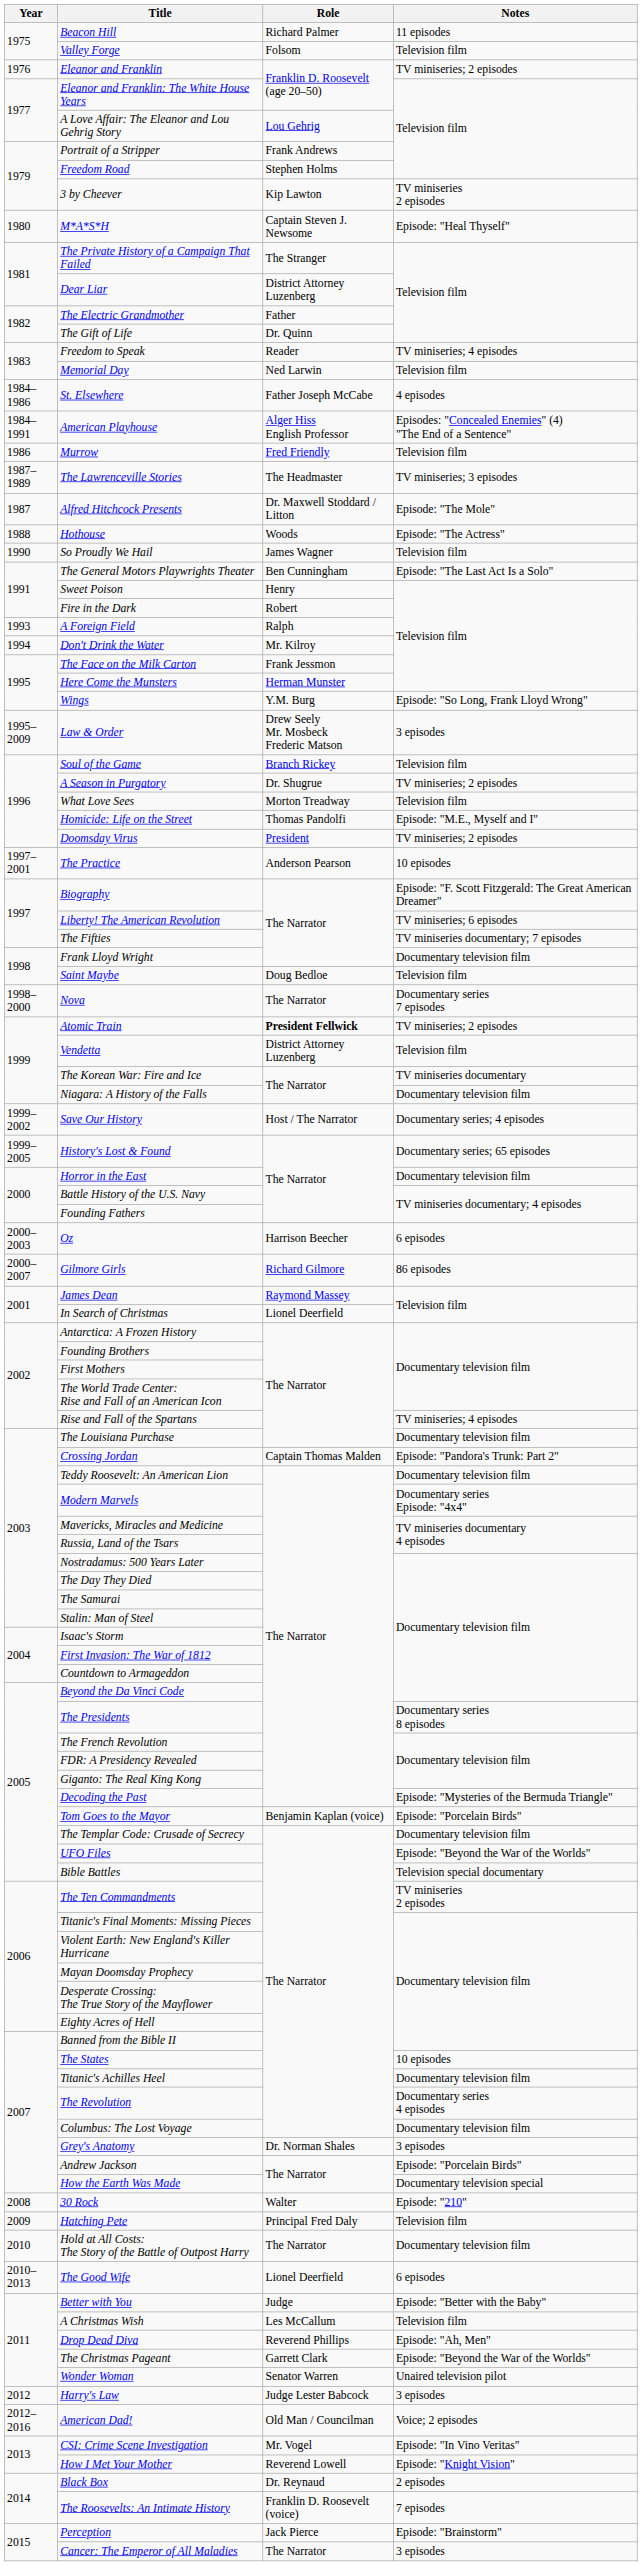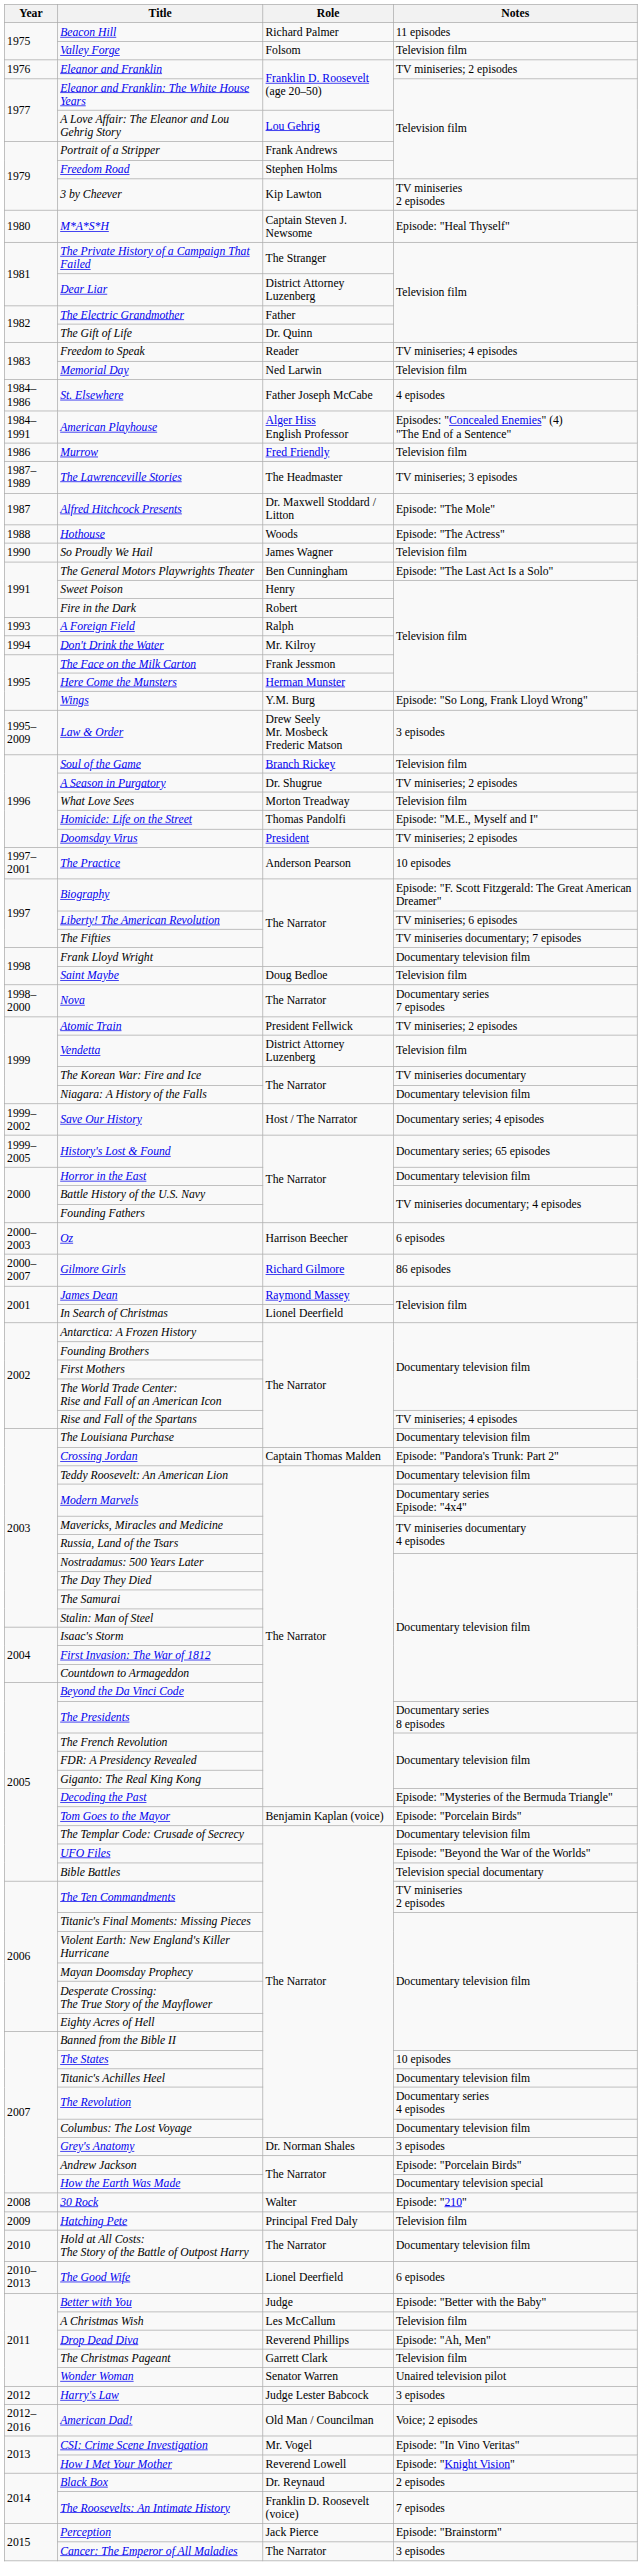(312, 1025) bold -> (309, 1025) normal
(493, 2358) Episode: "Beyond the War of the Worlds" -> (431, 2358) Television film
